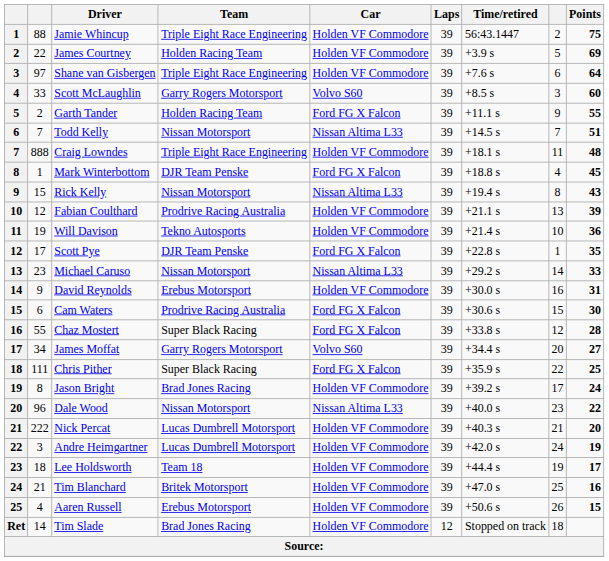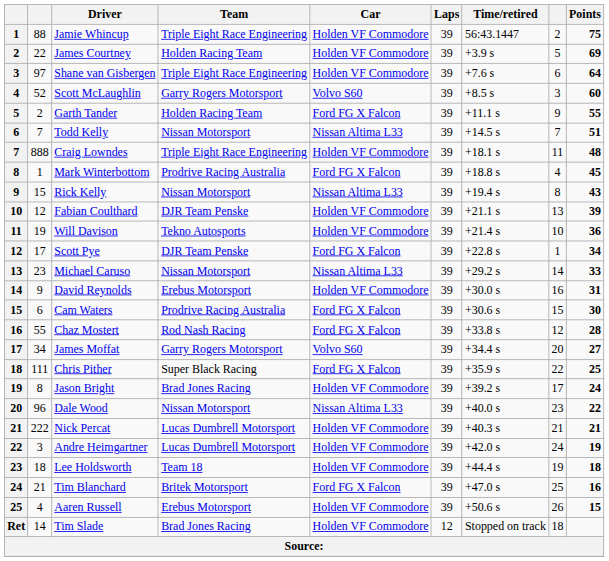(40, 93) 33 -> (40, 93) 52
(205, 172) DJR Team Penske -> (223, 172) Prodrive Racing Australia
(223, 211) Prodrive Racing Australia -> (205, 211) DJR Team Penske
(595, 251) 35 -> (595, 251) 34
(209, 330) Super Black Racing -> (203, 330) Rod Nash Racing
(595, 428) 20 -> (595, 428) 21
(595, 468) 17 -> (595, 468) 18
(371, 487) Holden VF Commodore -> (357, 487) Ford FG X Falcon
